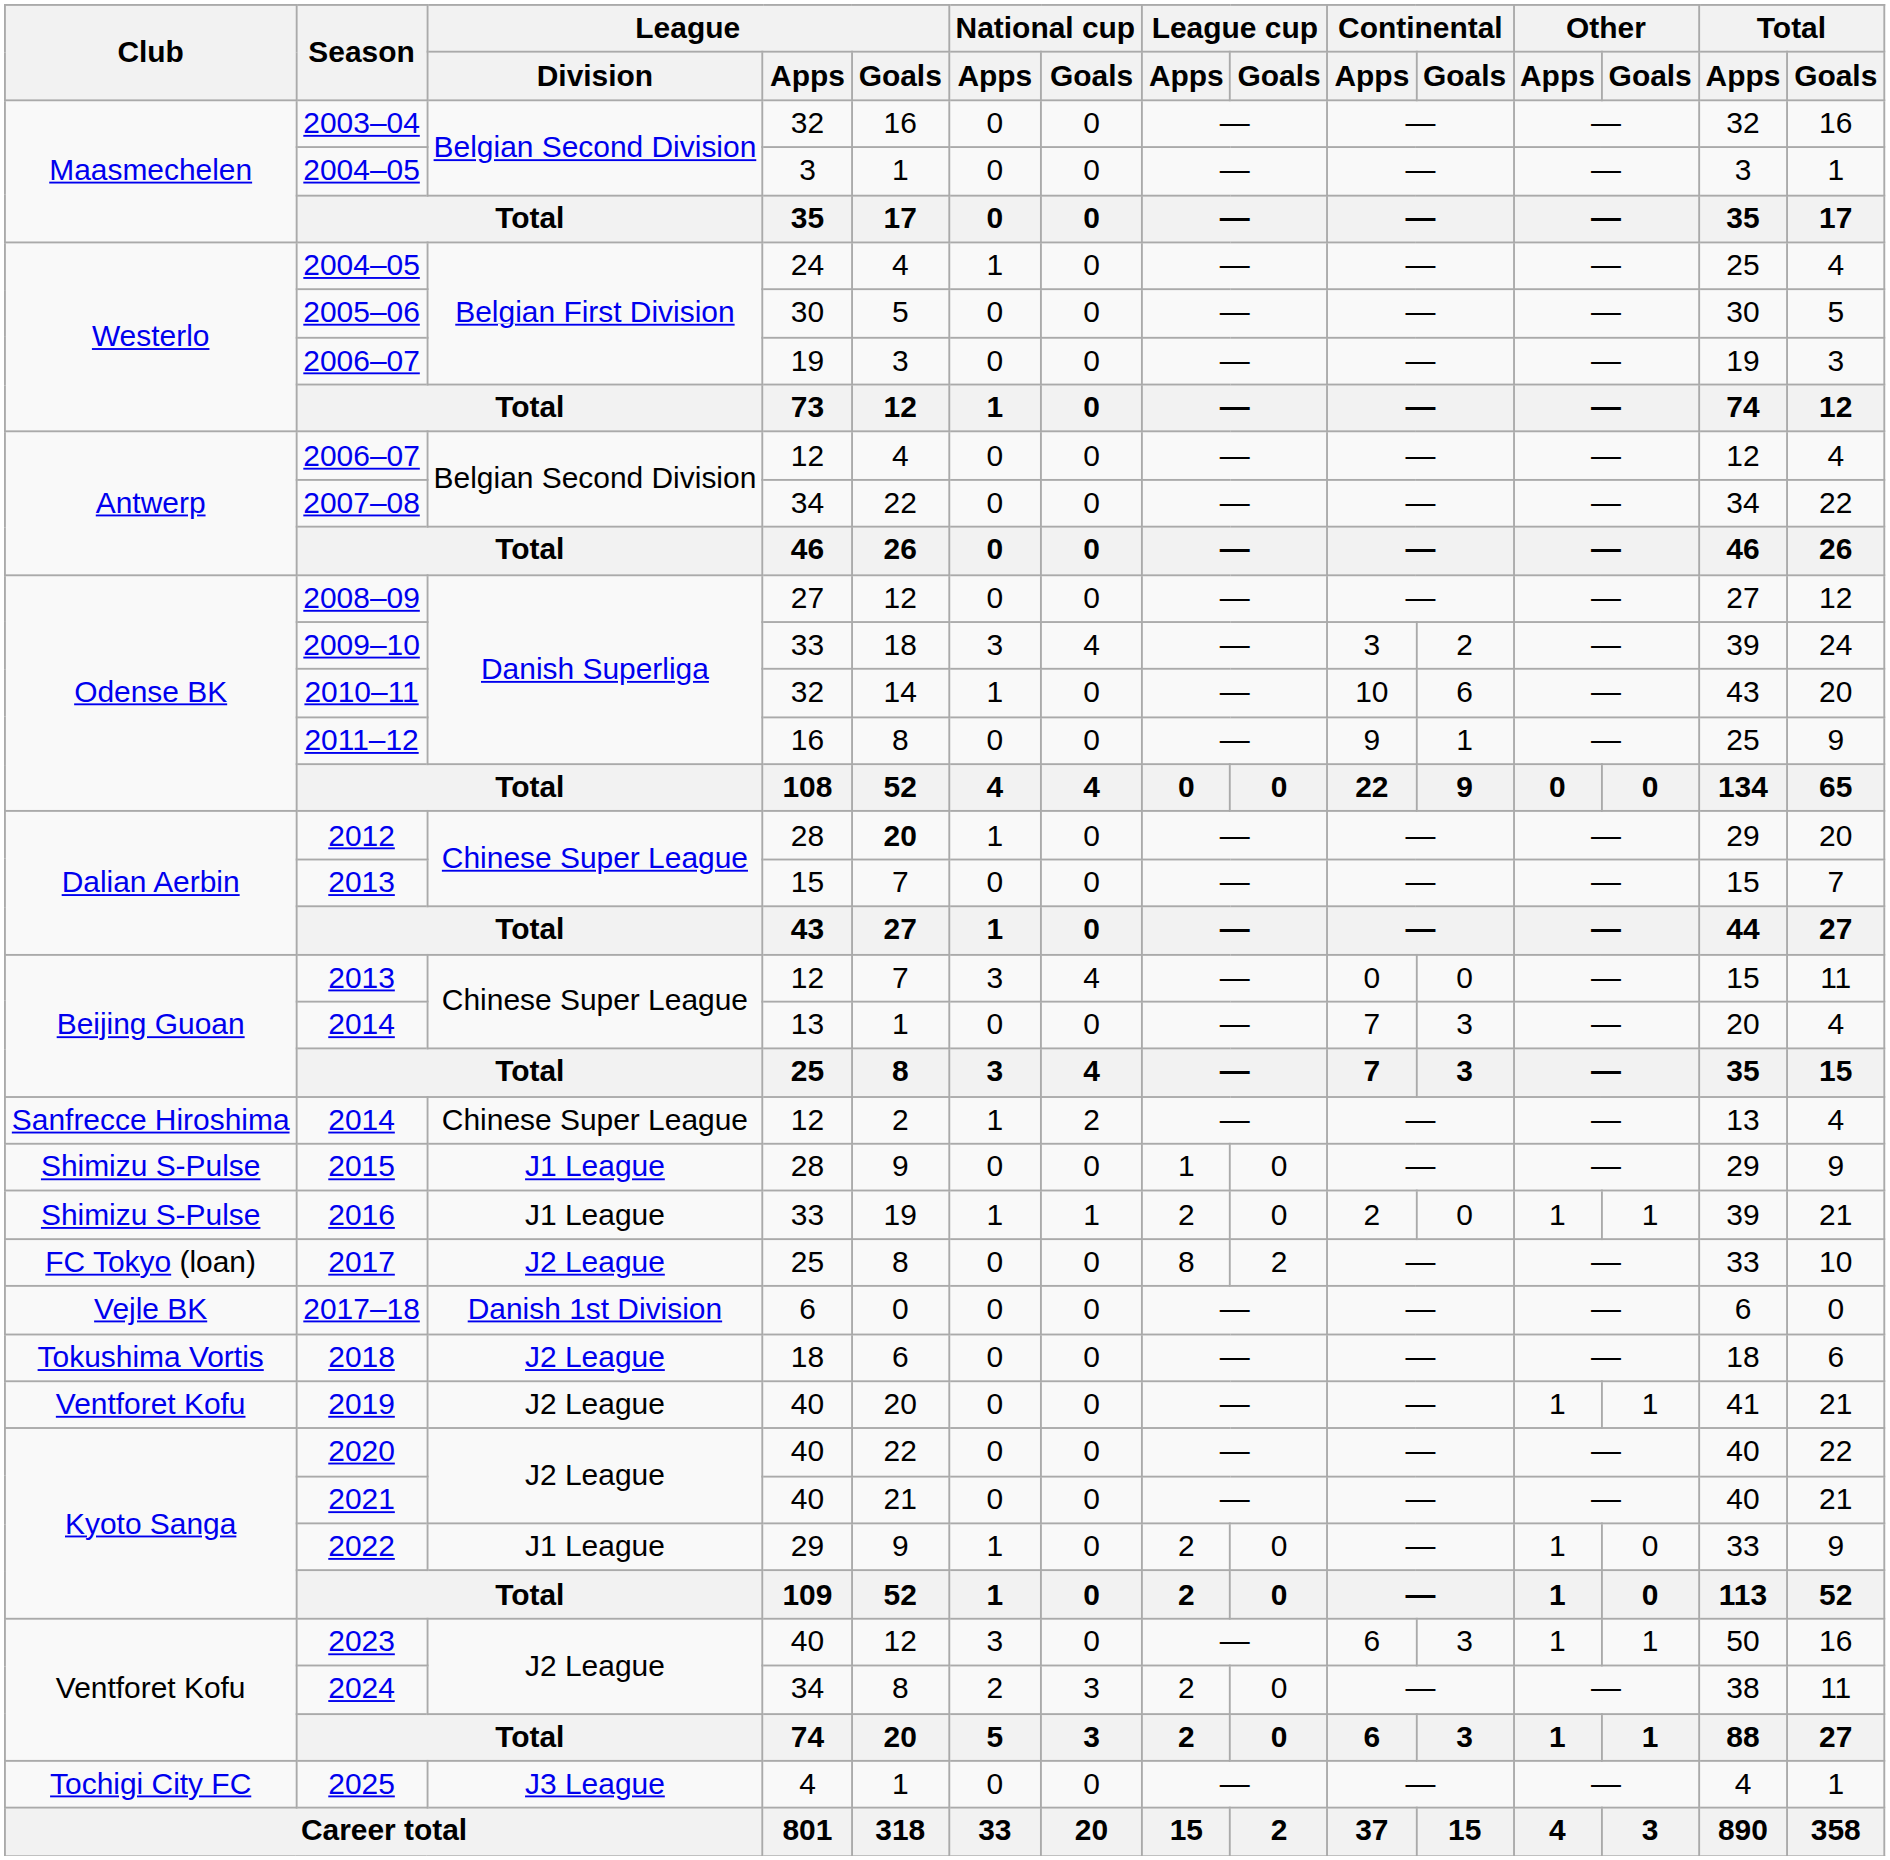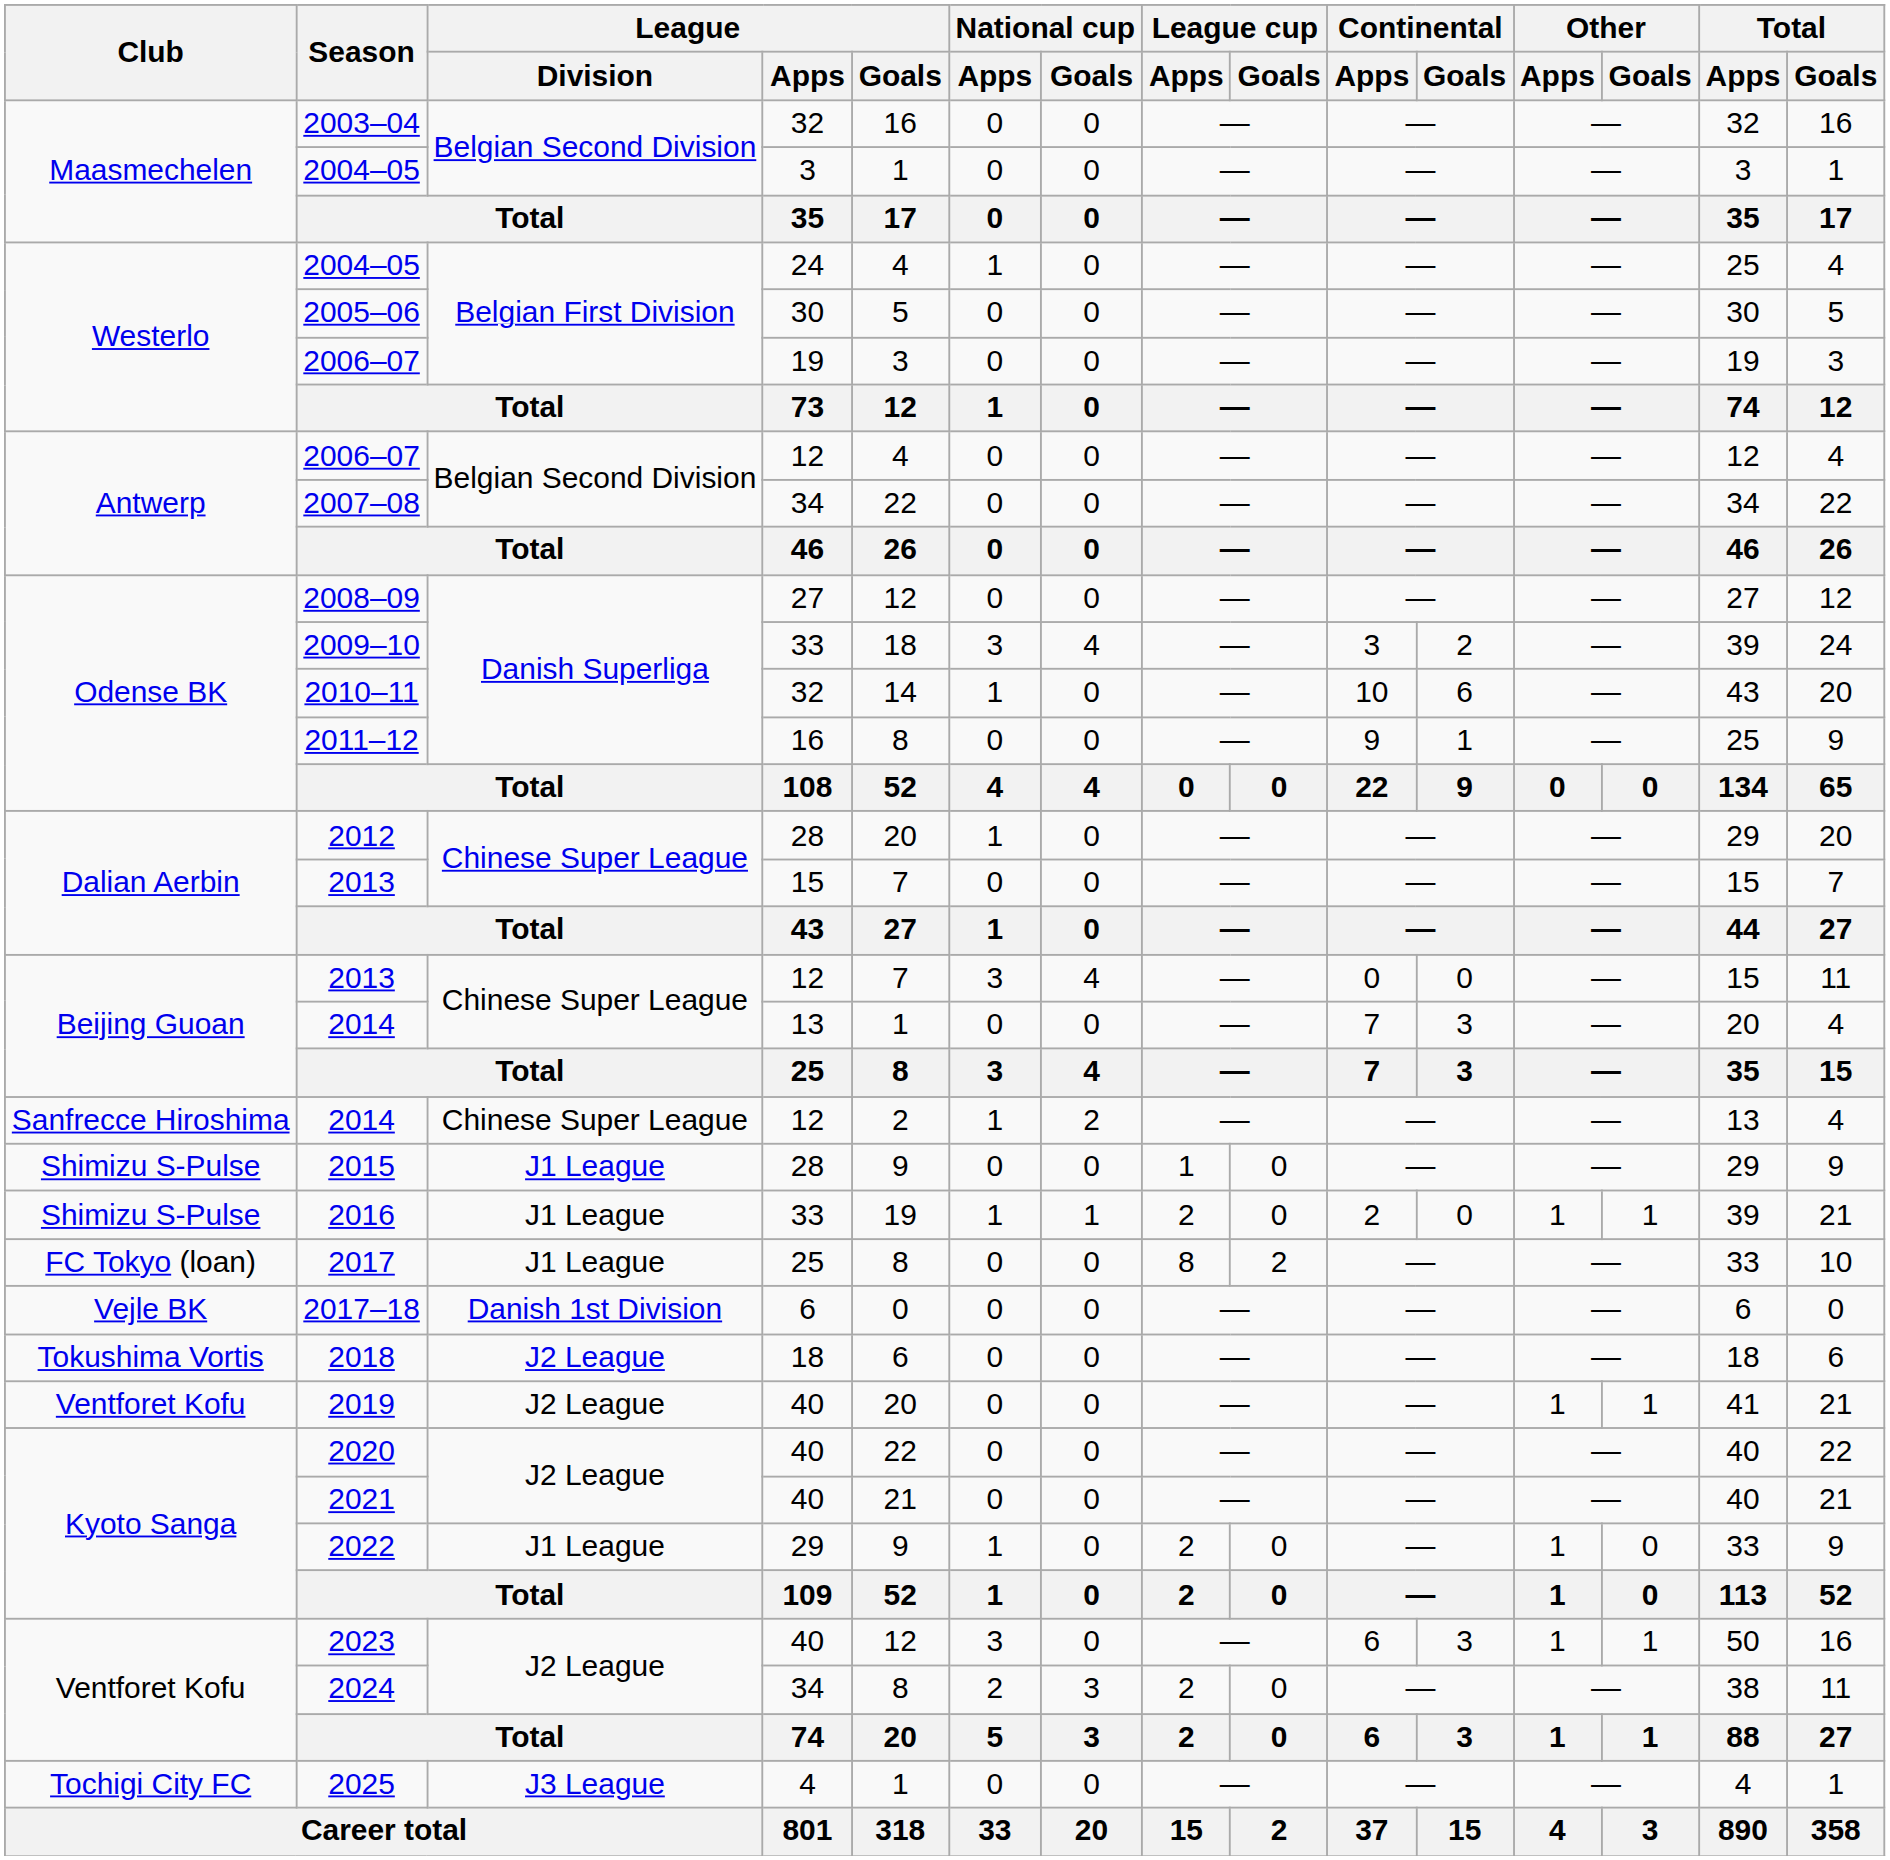(900, 834) bold -> (900, 834) normal
(595, 1261) J2 League -> (595, 1261) J1 League
